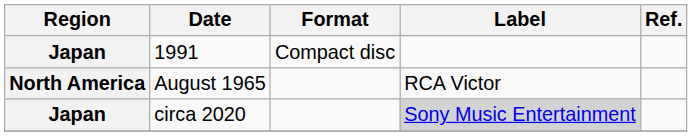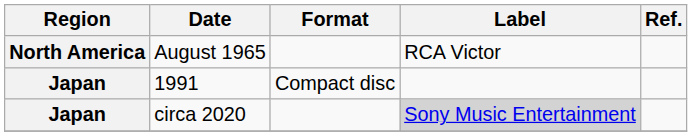rows swapped: (210, 83) <-> (176, 51)
